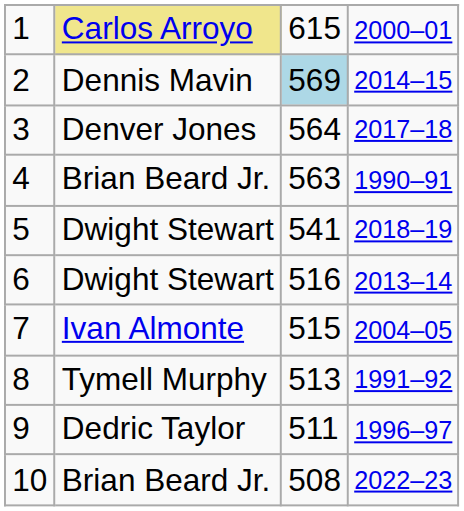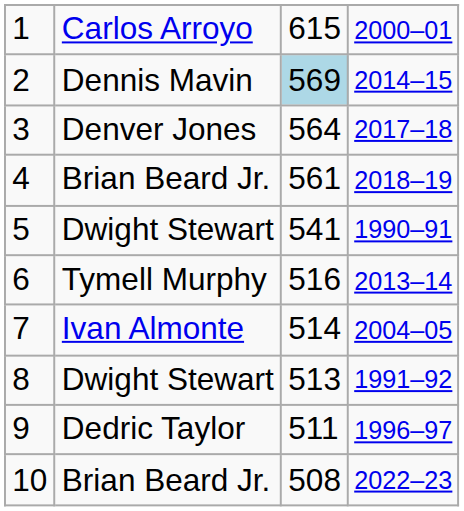(157, 29) khaki background -> (157, 29) no background
(315, 179) 563 -> (315, 179) 561
(403, 180) 1990–91 -> (403, 180) 2018–19
(403, 230) 2018–19 -> (403, 230) 1990–91
(168, 279) Dwight Stewart -> (164, 279) Tymell Murphy
(315, 329) 515 -> (315, 329) 514
(164, 379) Tymell Murphy -> (168, 379) Dwight Stewart
